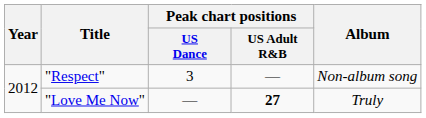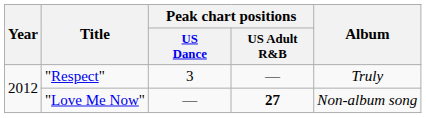(367, 76) Non-album song -> (367, 76) Truly
(367, 100) Truly -> (367, 100) Non-album song
